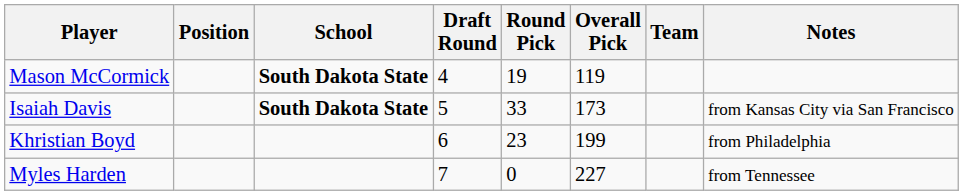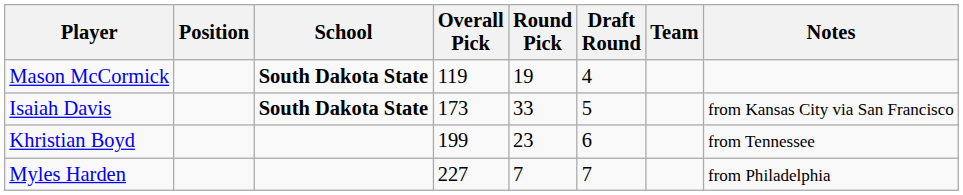columns swapped: (467, 32) <-> (608, 32)
(769, 142) from Philadelphia -> (761, 142) from Tennessee
(511, 173) 0 -> (518, 173) 7
(761, 174) from Tennessee -> (769, 174) from Philadelphia
